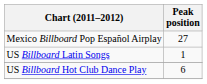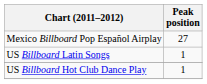(183, 70) 6 -> (183, 70) 1
